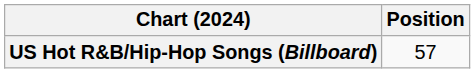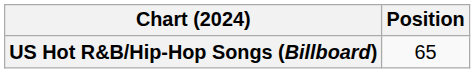(426, 51) 57 -> (426, 51) 65
